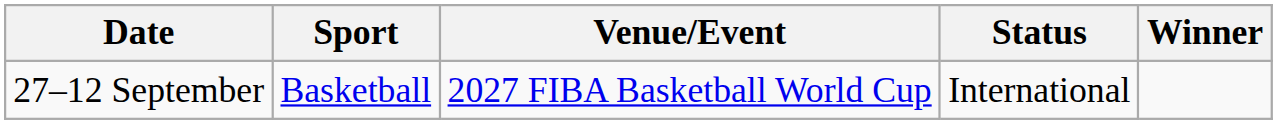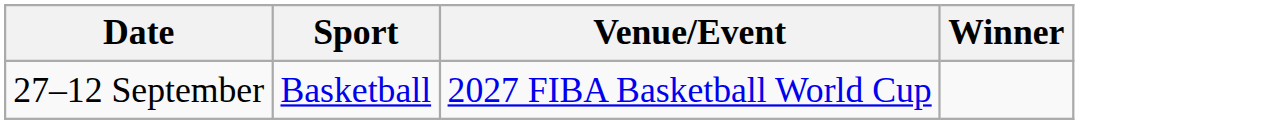- column: (1039, 32)
